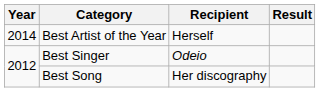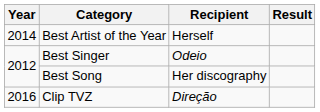+ row: (67, 96)
